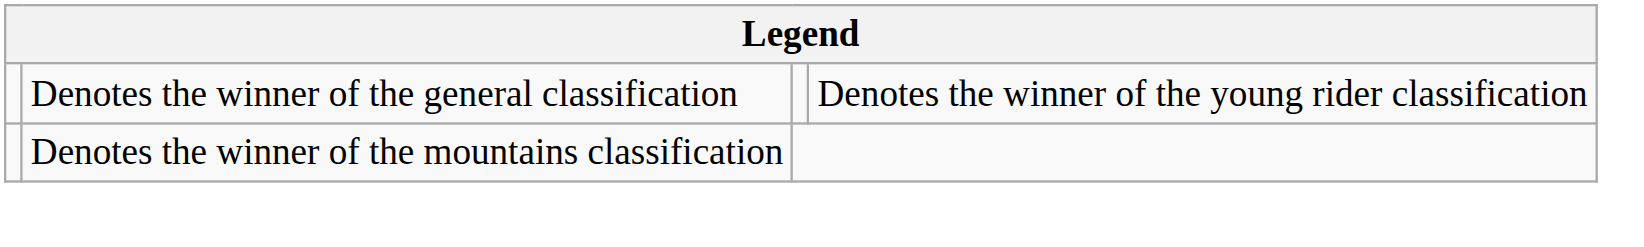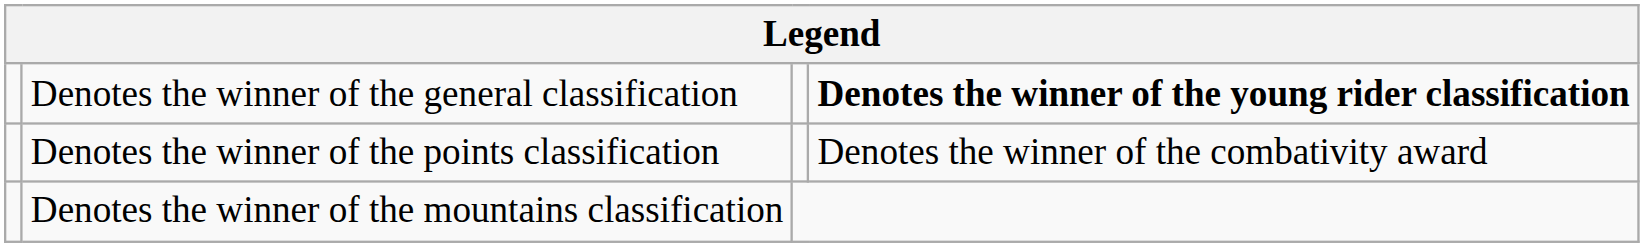(1203, 92) normal -> (1224, 92) bold
+ row: (375, 151)
